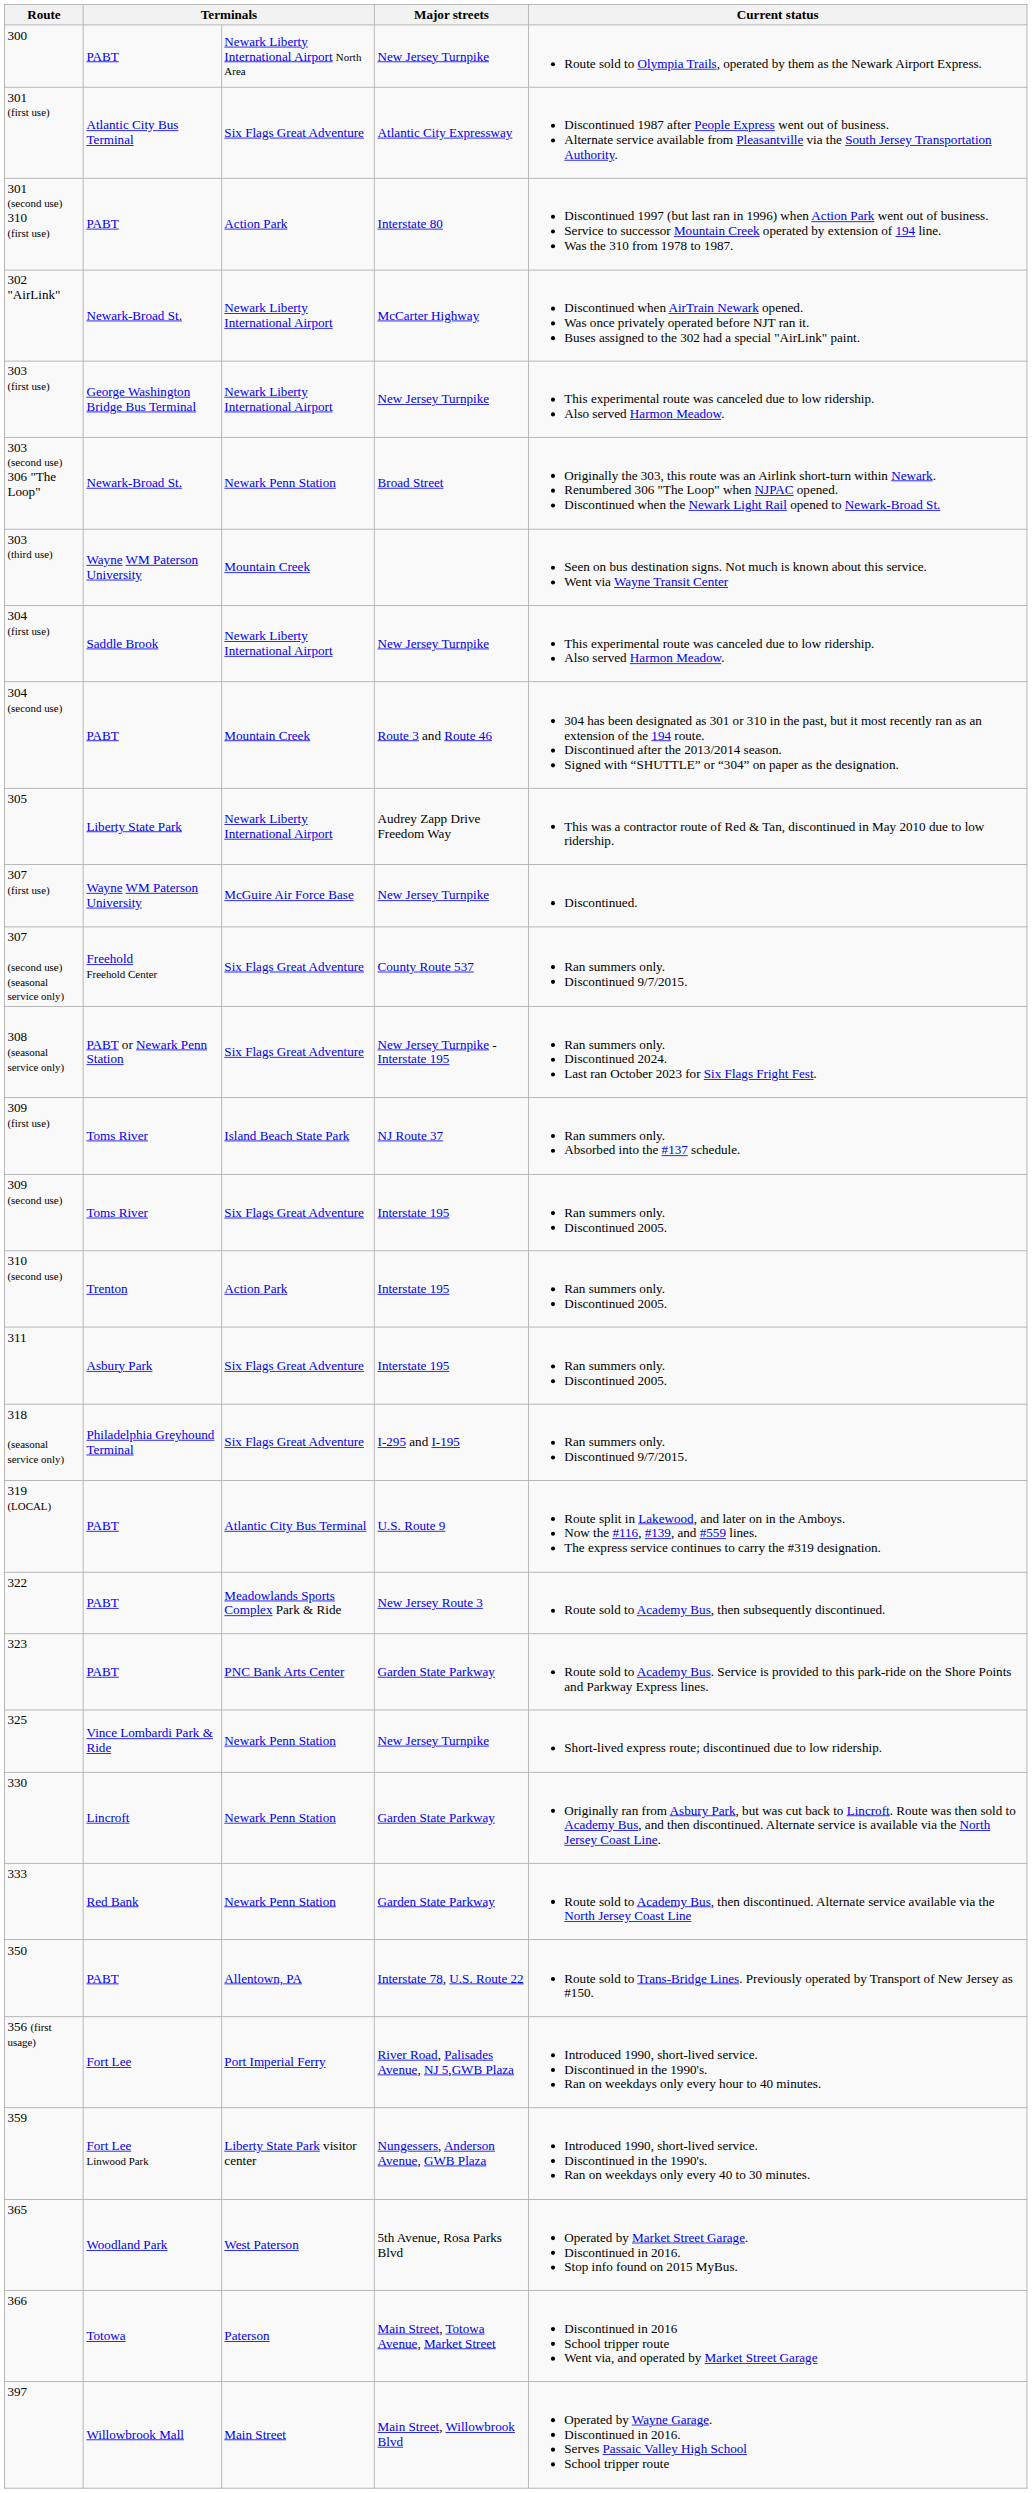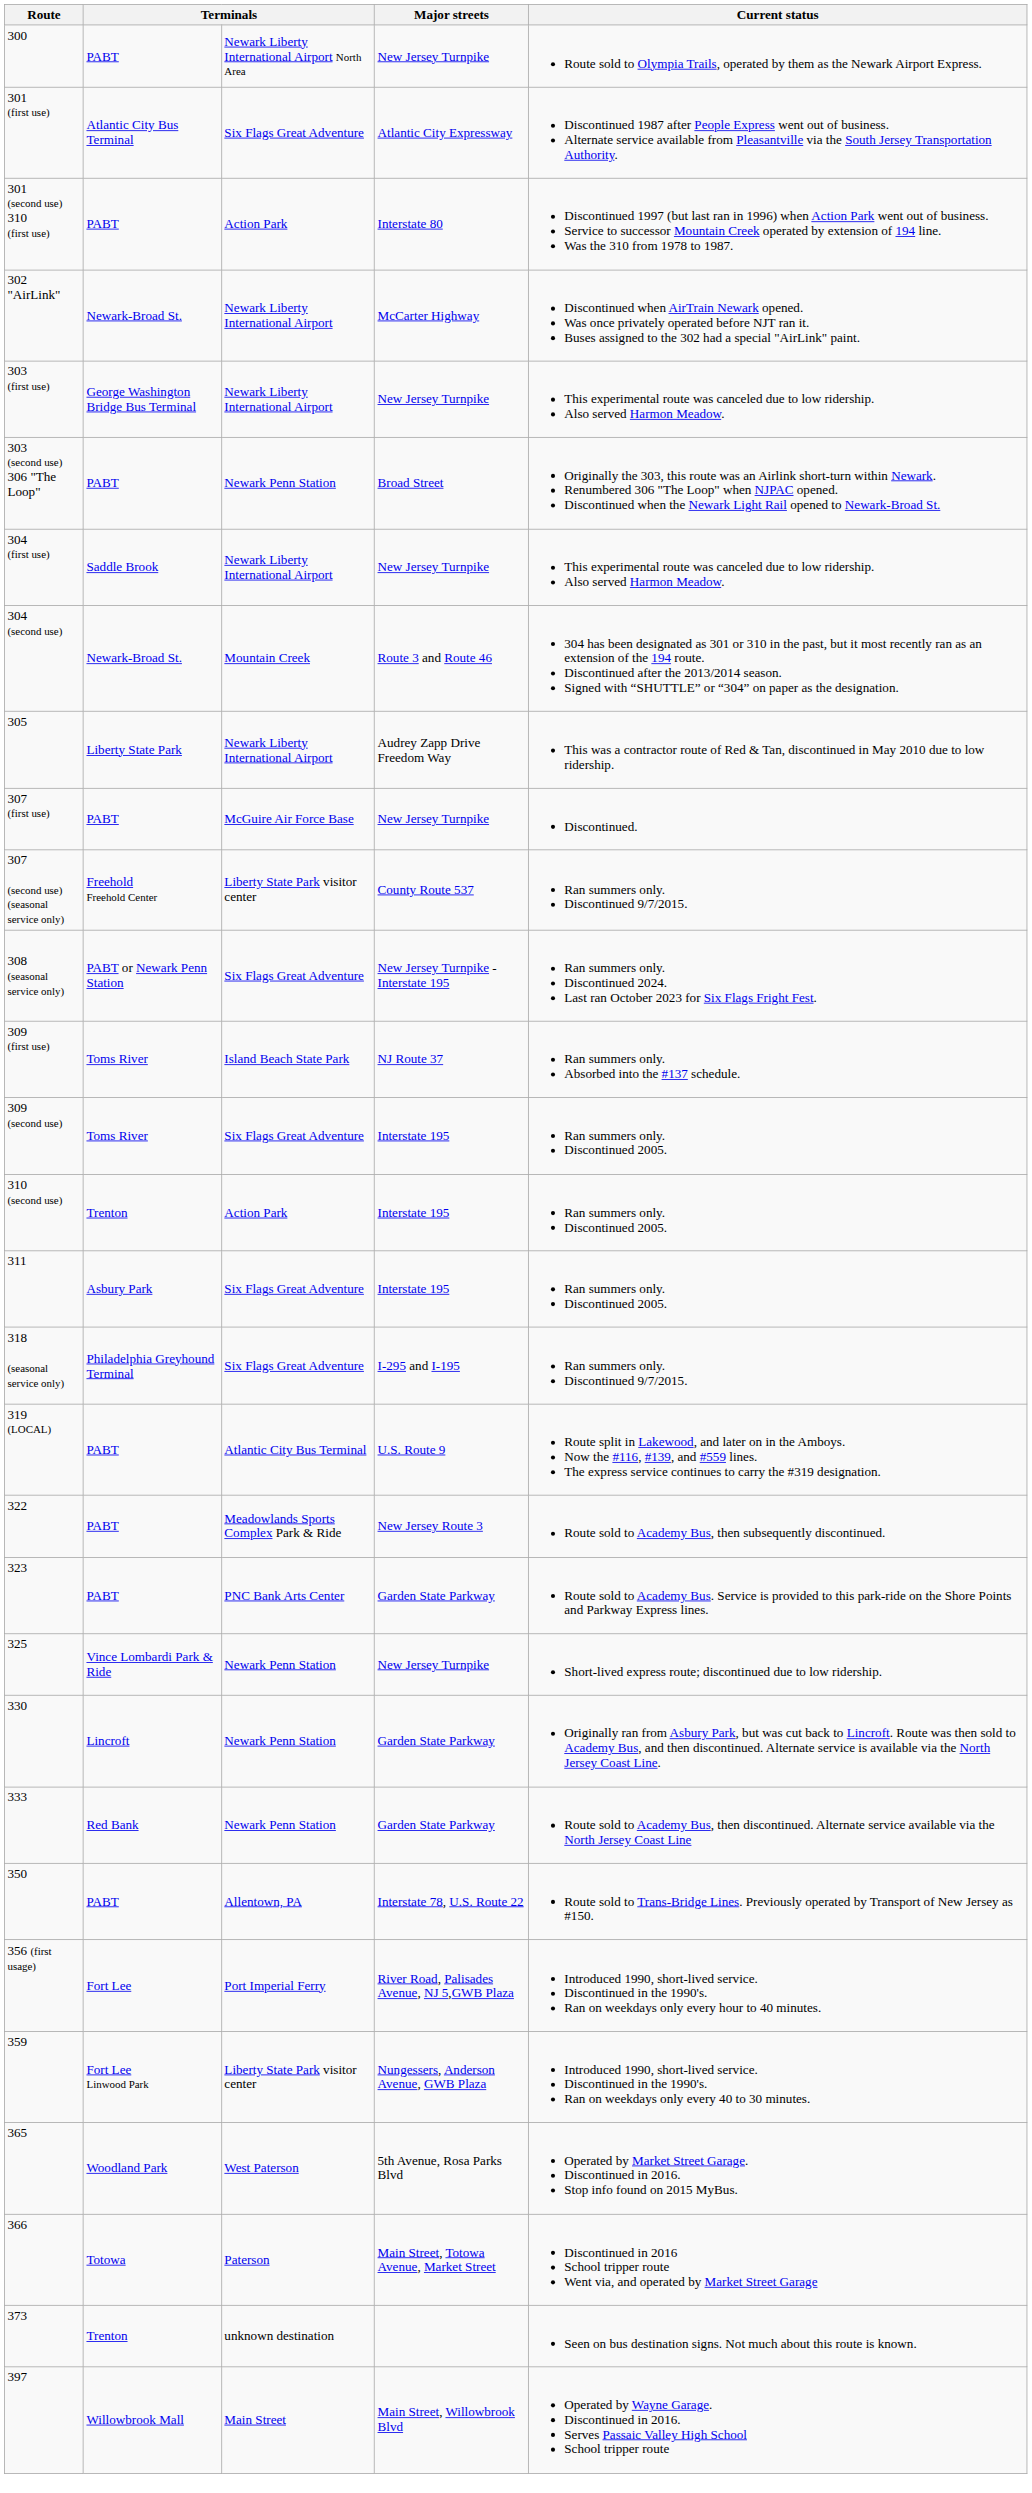(134, 483) Newark-Broad St. -> (103, 483) PABT
- row: (44, 547)
(103, 735) PABT -> (134, 658) Newark-Broad St.
(142, 895) Wayne WM Paterson University -> (103, 819) PABT
(294, 966) Six Flags Great Adventure -> (291, 889) Liberty State Park visitor center
+ row: (44, 2316)
